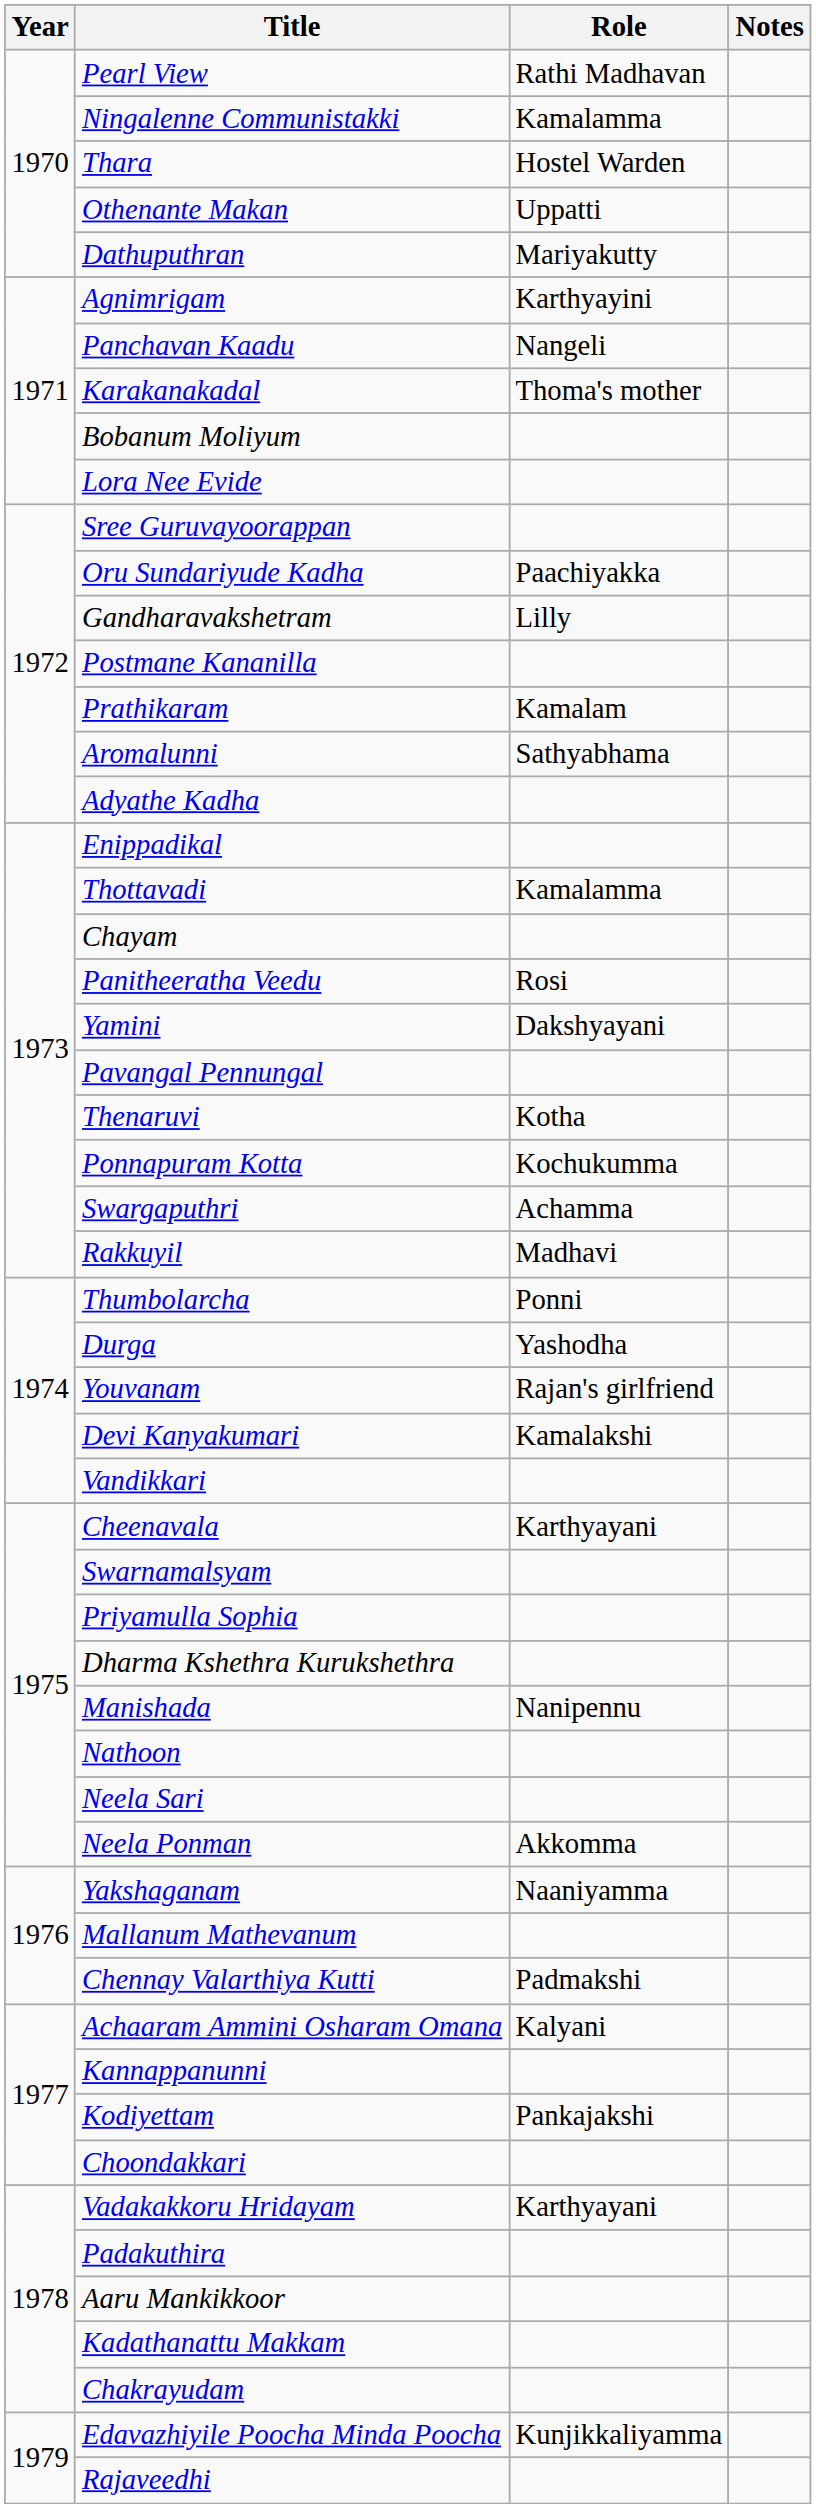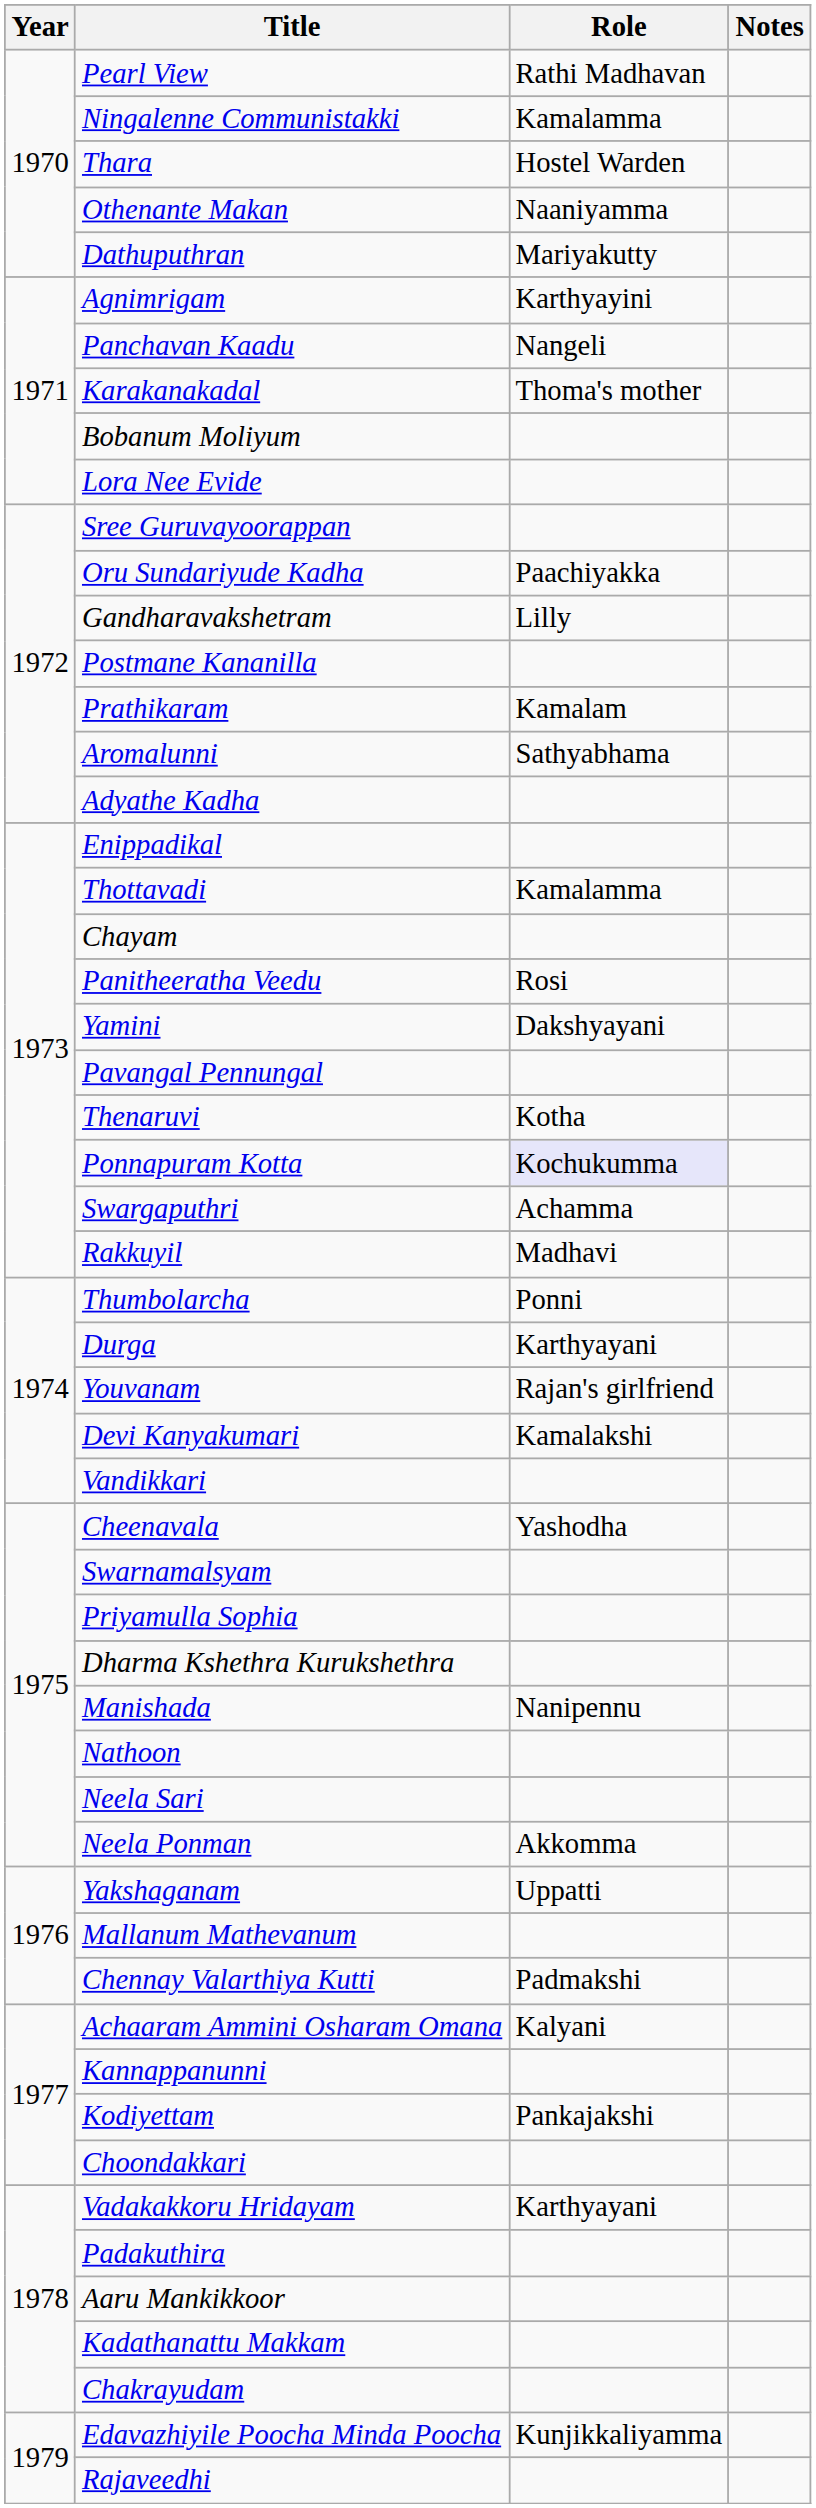(558, 208) Uppatti -> (592, 208) Naaniyamma
(597, 1162) no background -> (597, 1162) lavender background
(571, 1344) Yashodha -> (586, 1344) Karthyayani
(586, 1526) Karthyayani -> (571, 1526) Yashodha
(592, 1889) Naaniyamma -> (558, 1889) Uppatti
